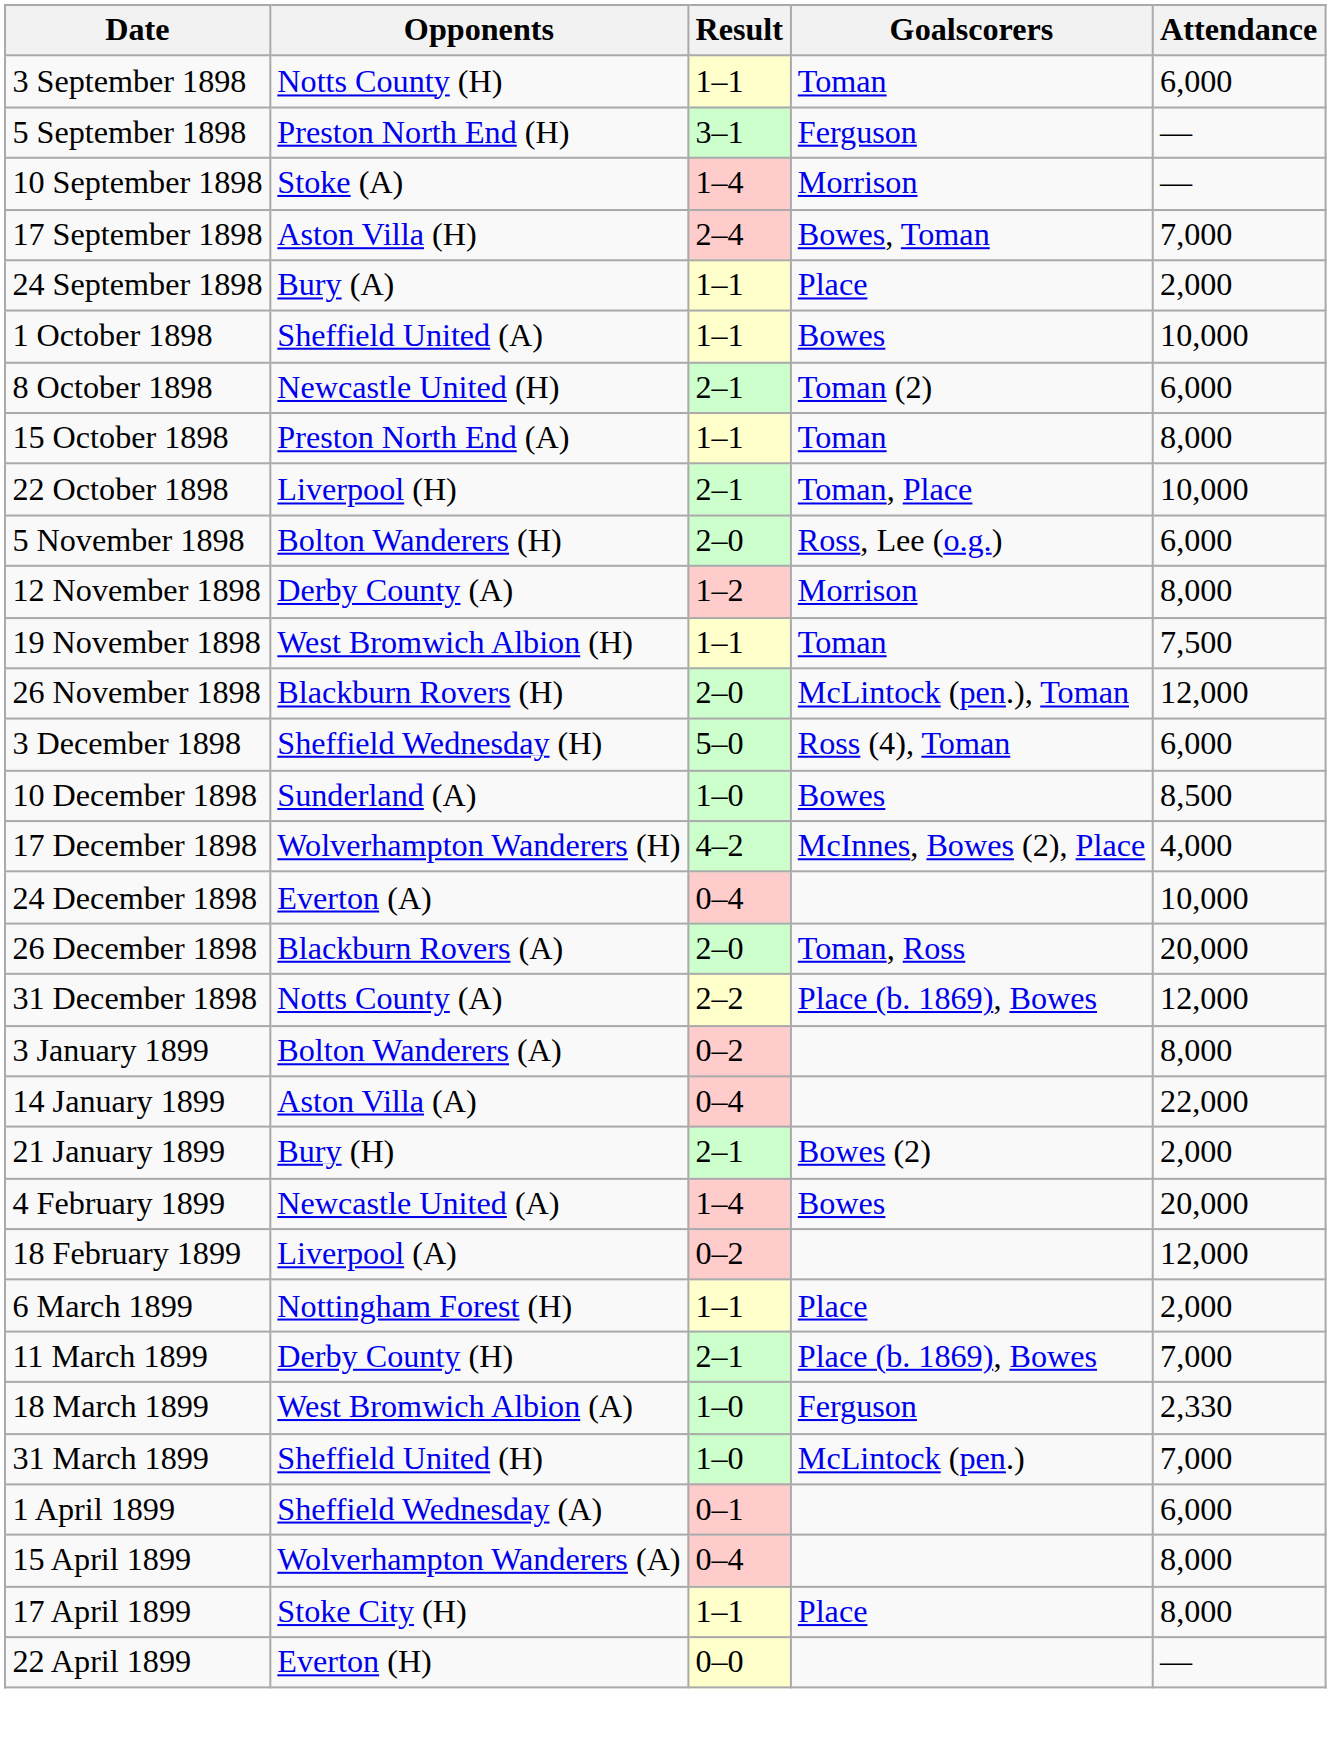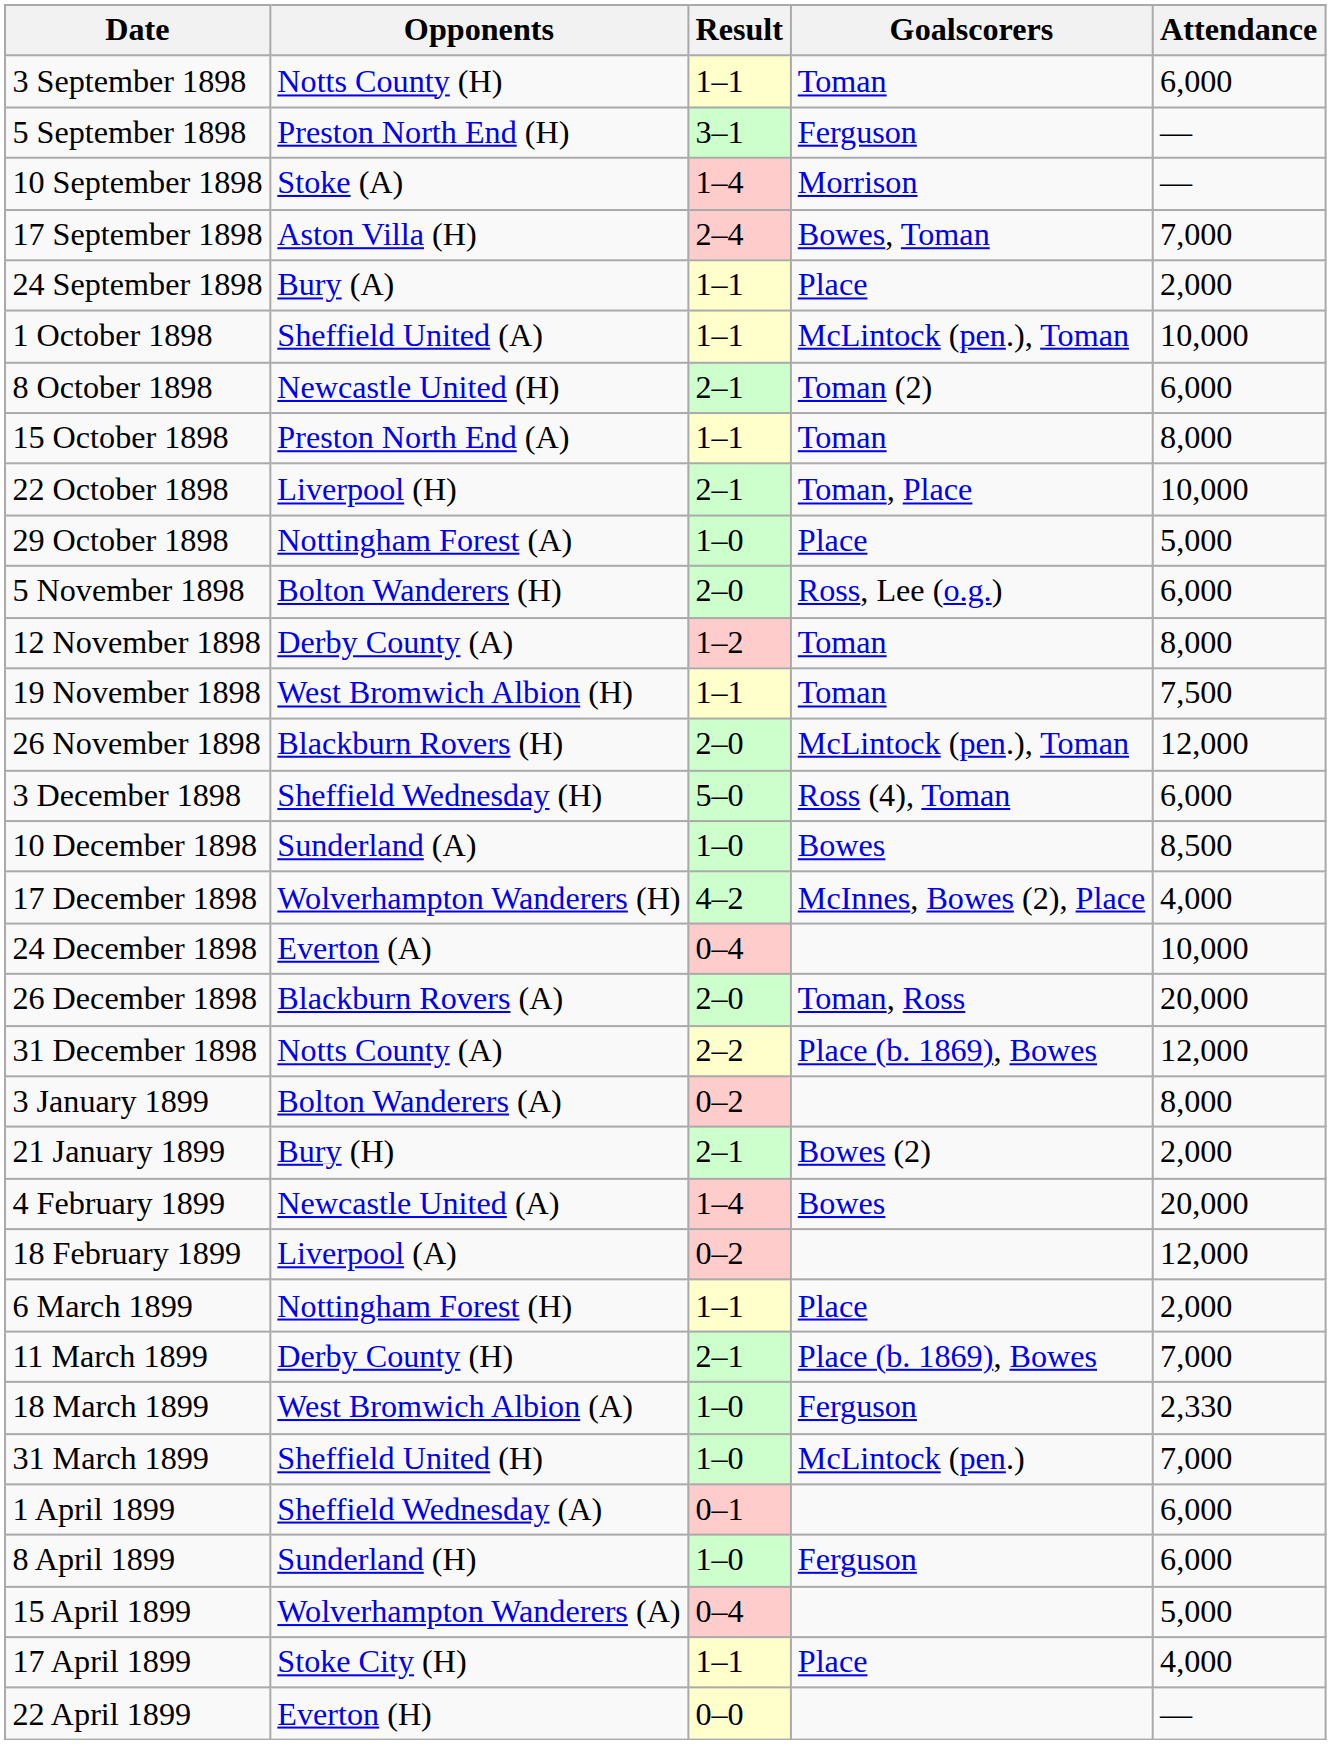(842, 336) Bowes -> (963, 336) McLintock (pen.), Toman
+ row: (120, 540)
(858, 591) Morrison -> (842, 642) Toman
- row: (119, 1101)
+ row: (94, 1560)
(1196, 1560) 8,000 -> (1196, 1611) 5,000
(1196, 1611) 8,000 -> (1196, 1662) 4,000
